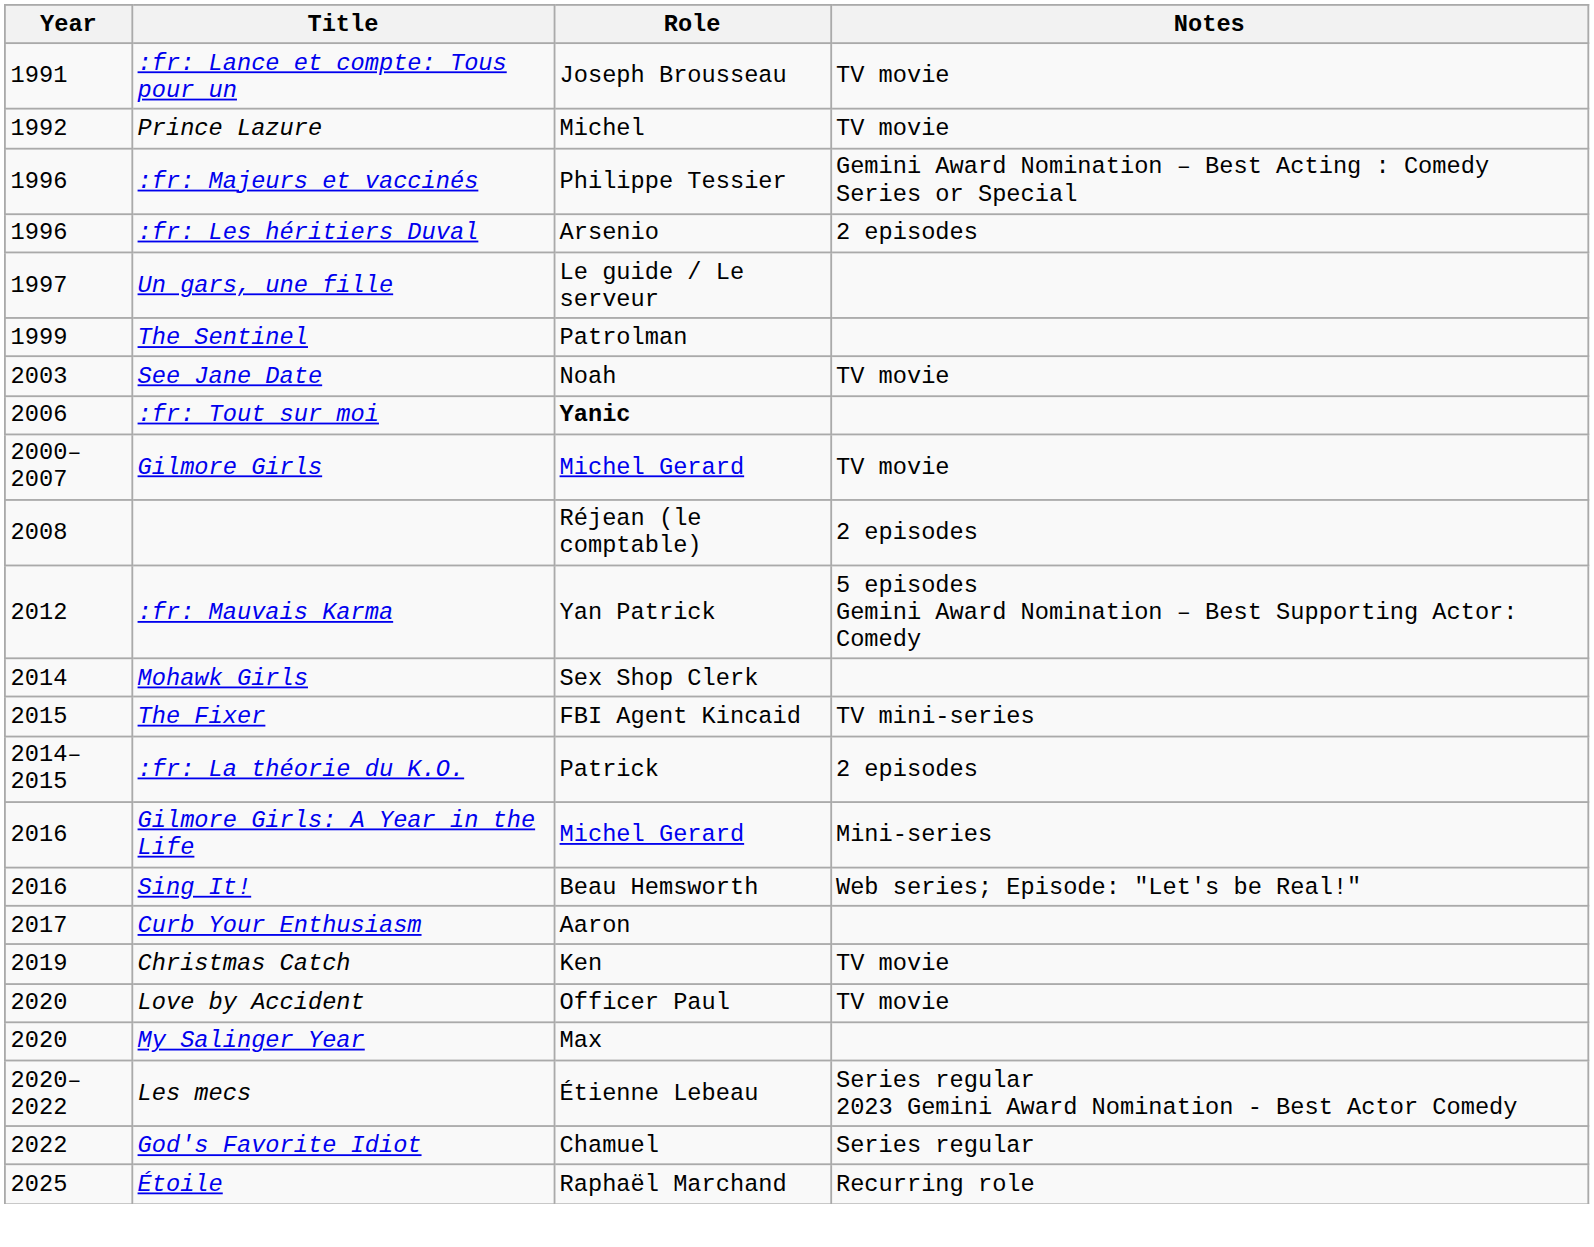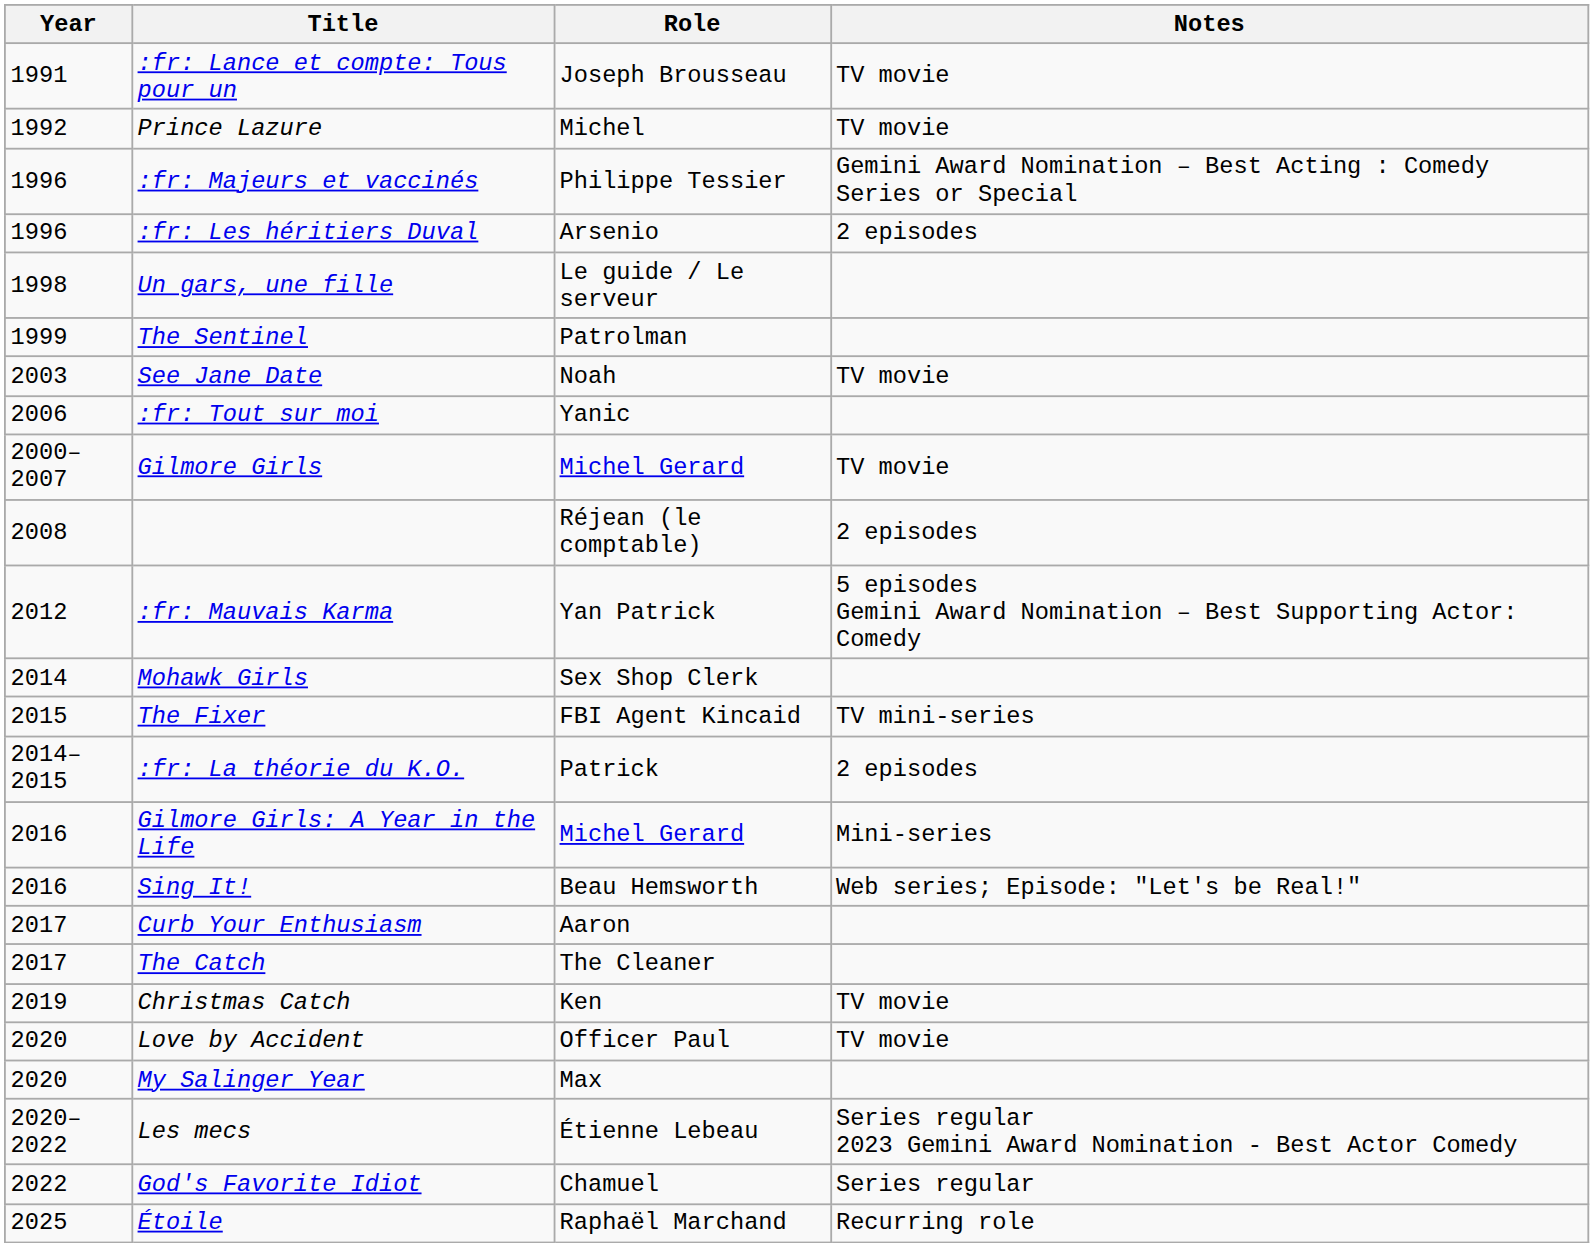(39, 285) 1997 -> (39, 285) 1998
(595, 415) bold -> (595, 415) normal
+ row: (201, 964)
